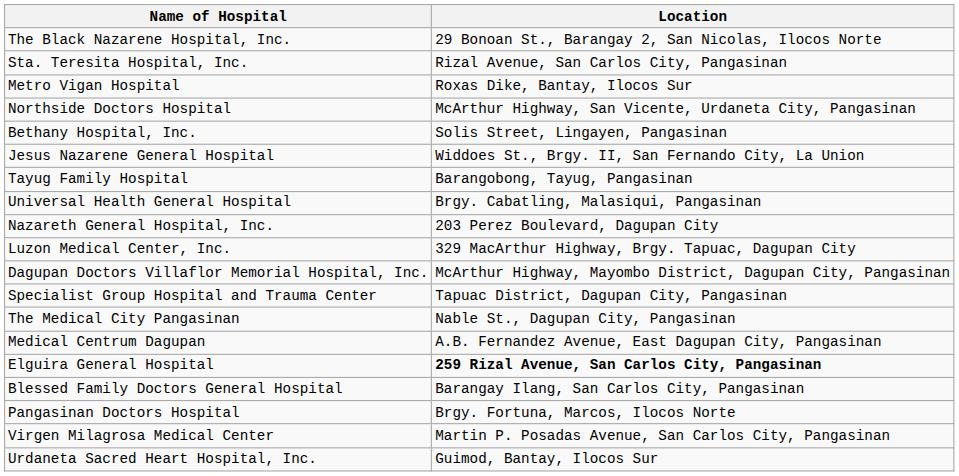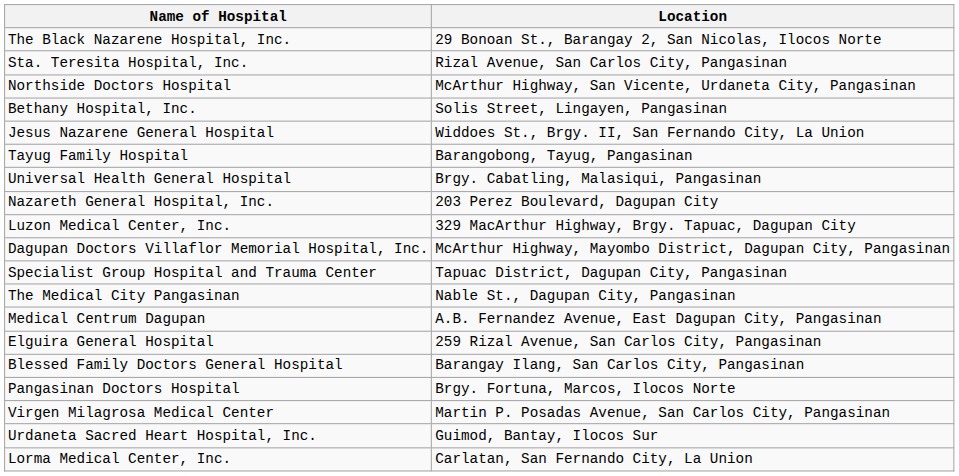- row: (94, 86)
(628, 366) bold -> (628, 342) normal
+ row: (120, 459)
